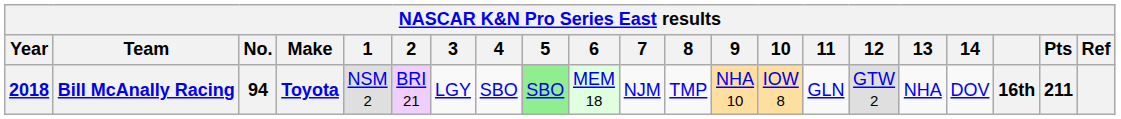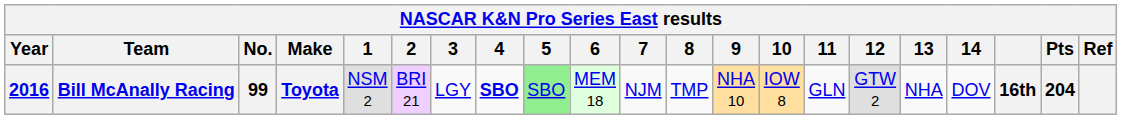(29, 89) 2018 -> (29, 89) 2016
(258, 89) 94 -> (258, 89) 99
(499, 89) normal -> (499, 89) bold
(1058, 89) 211 -> (1060, 89) 204
